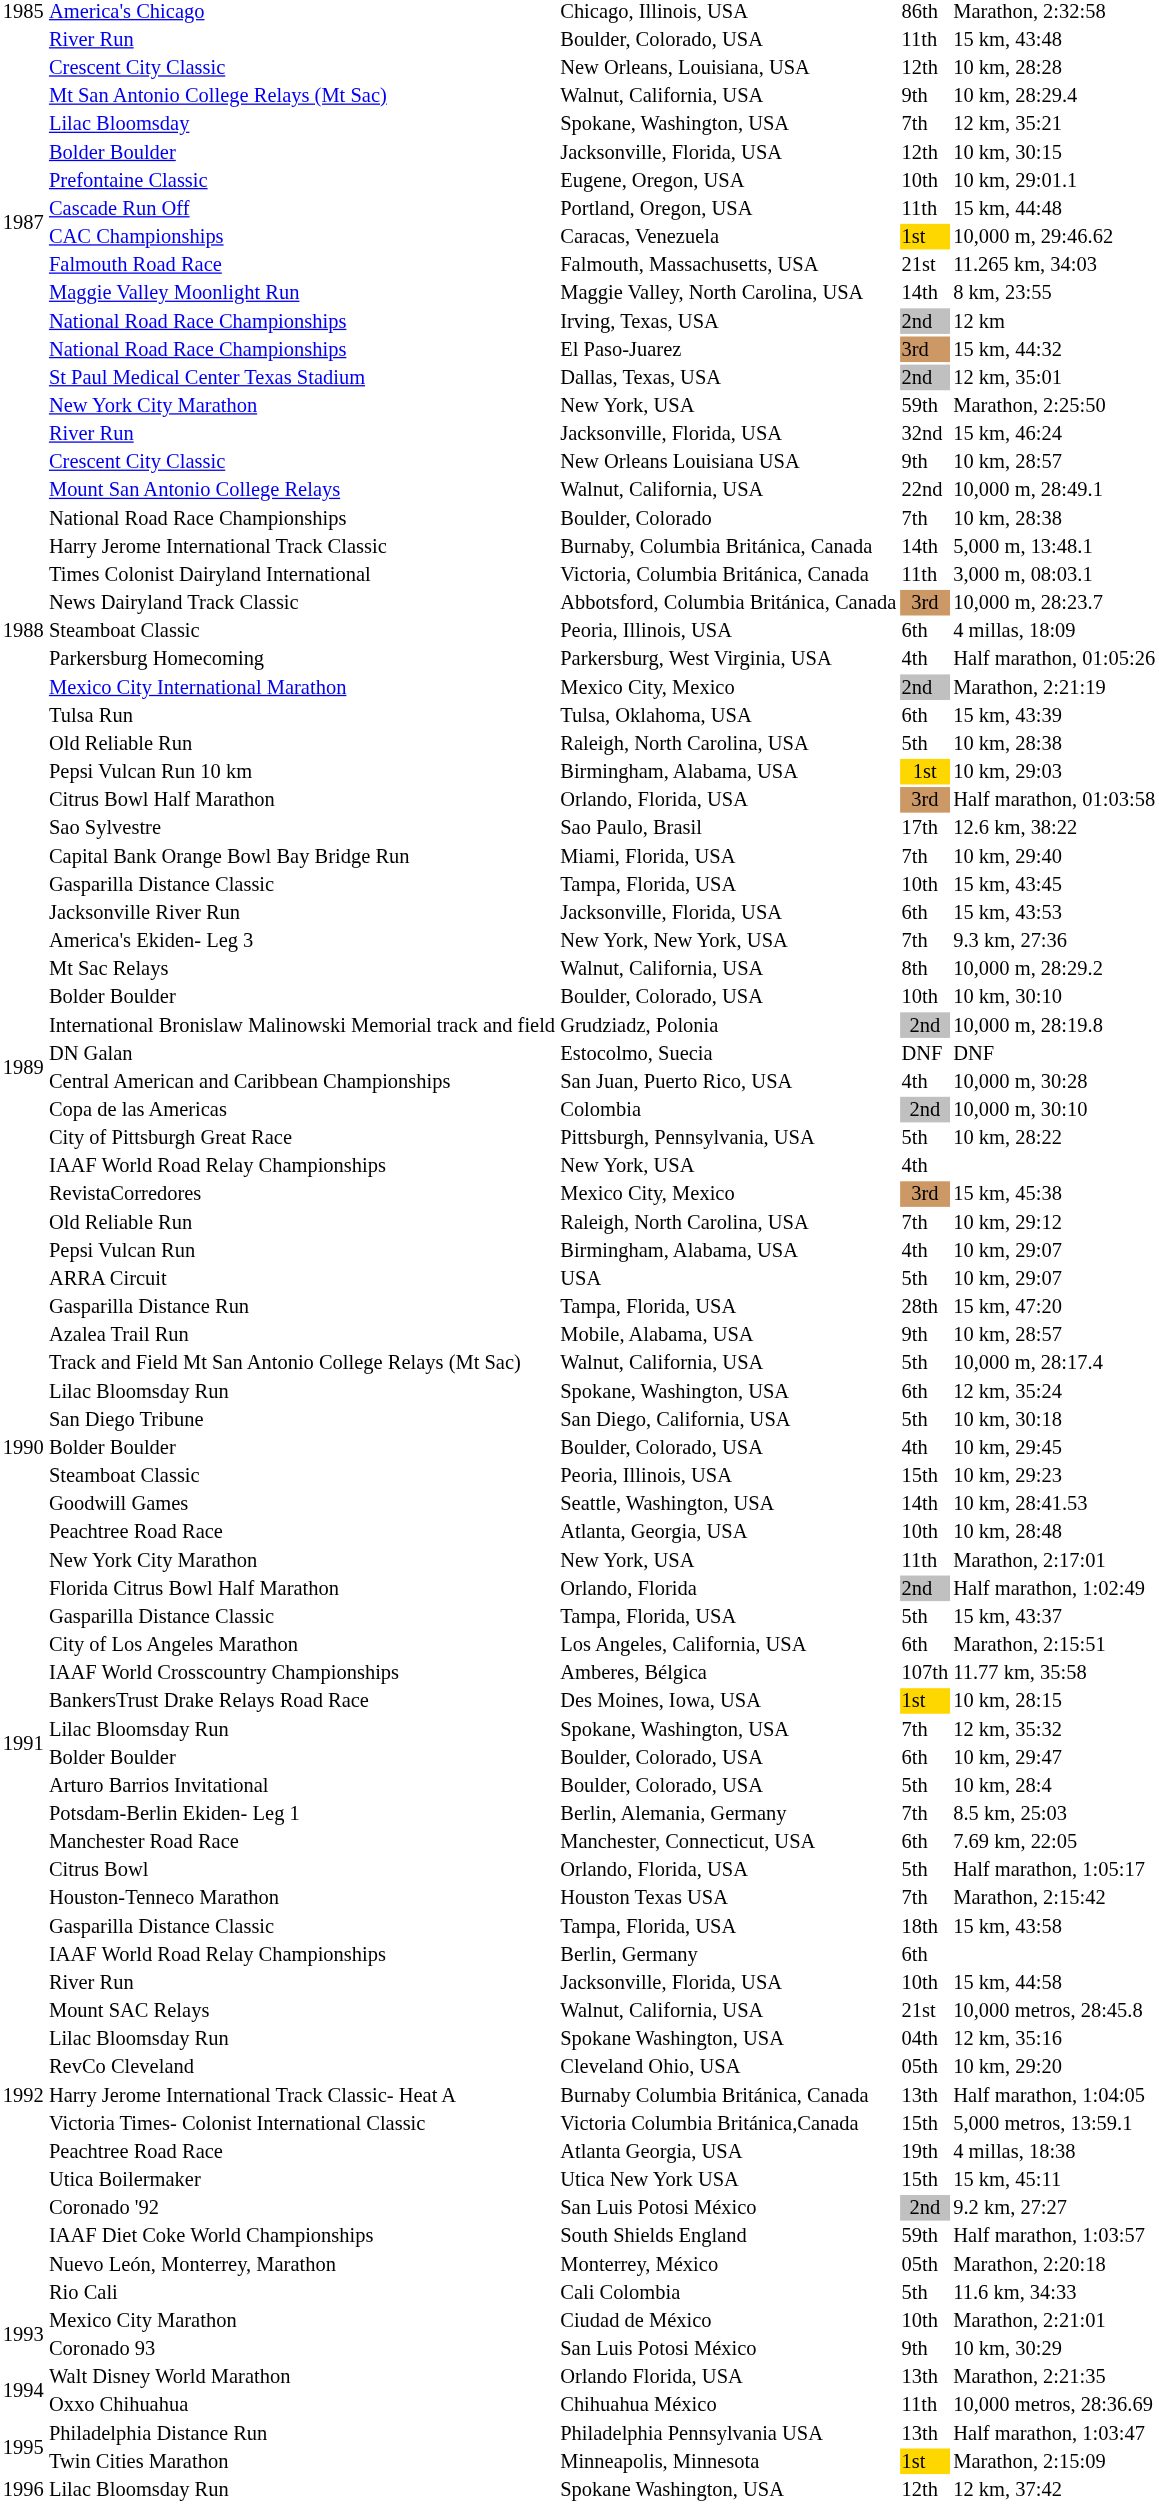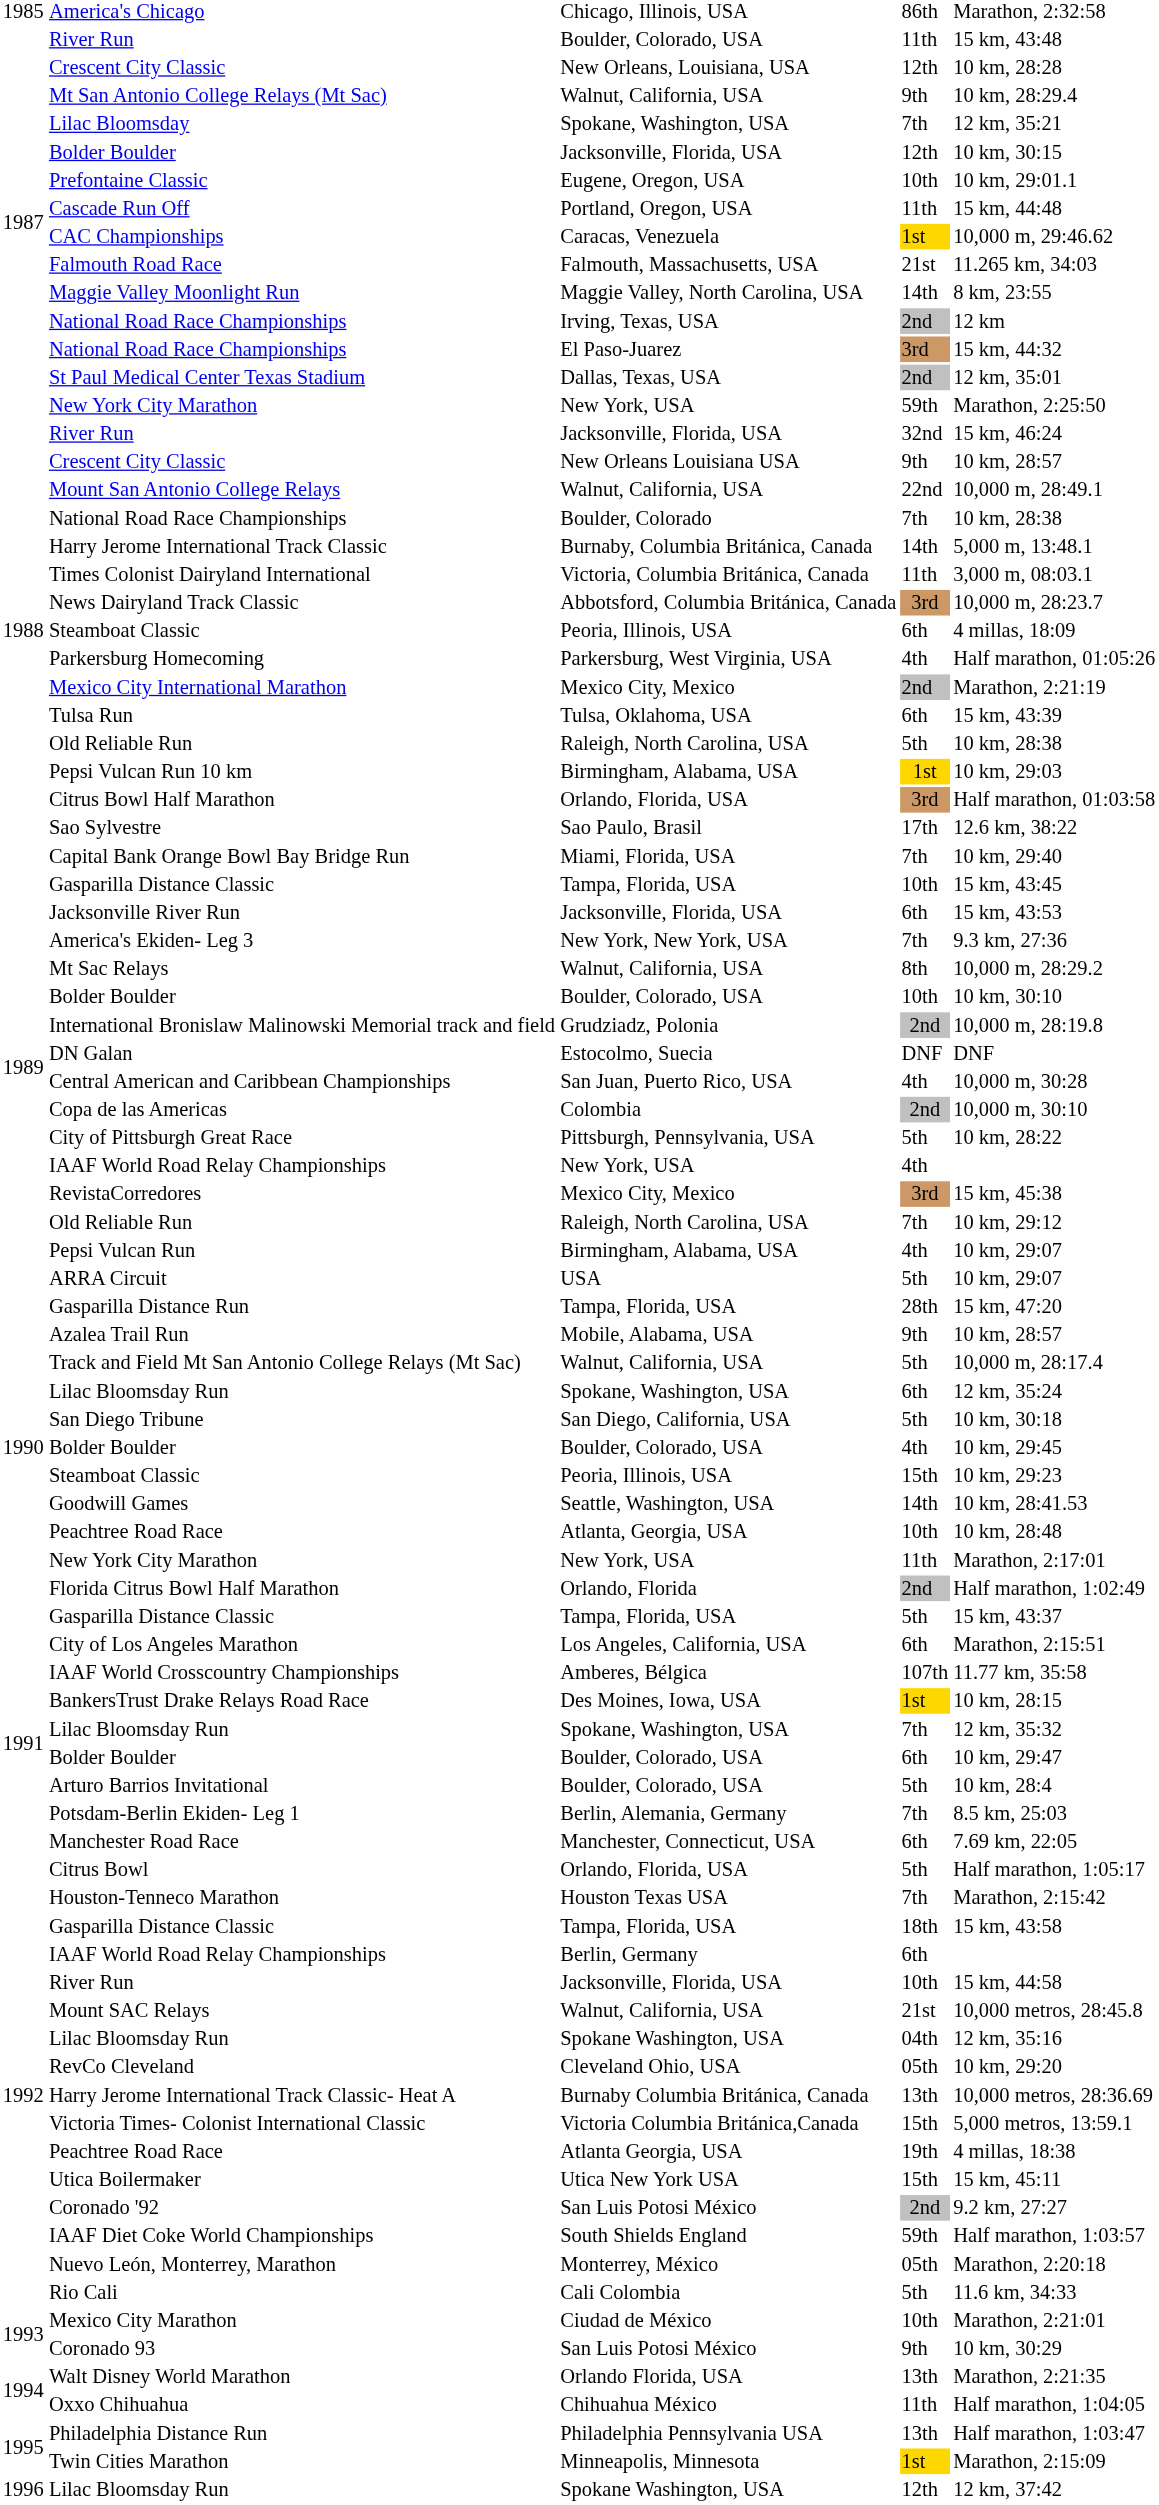(1049, 2095) Half marathon, 1:04:05 -> (1053, 2095) 10,000 metros, 28:36.69
(1053, 2404) 10,000 metros, 28:36.69 -> (1049, 2404) Half marathon, 1:04:05
